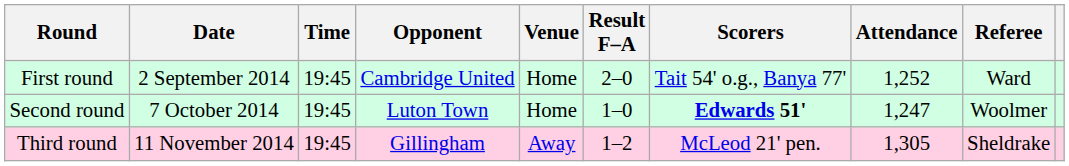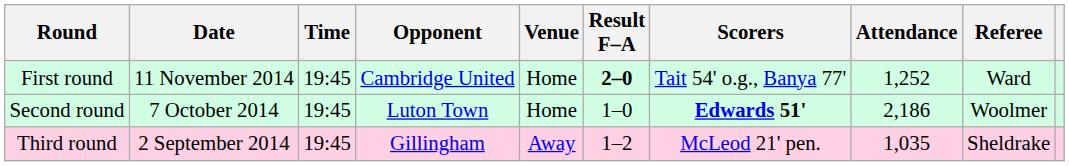(214, 77) 2 September 2014 -> (214, 77) 11 November 2014
(617, 77) normal -> (617, 77) bold
(907, 110) 1,247 -> (907, 110) 2,186
(214, 143) 11 November 2014 -> (214, 143) 2 September 2014
(907, 143) 1,305 -> (907, 143) 1,035
